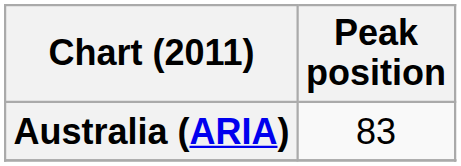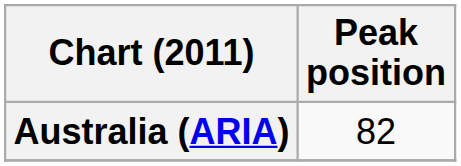(376, 130) 83 -> (376, 130) 82
